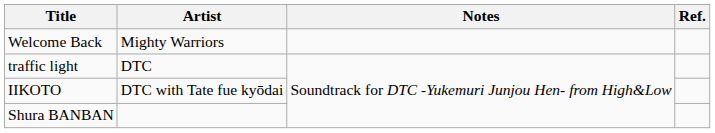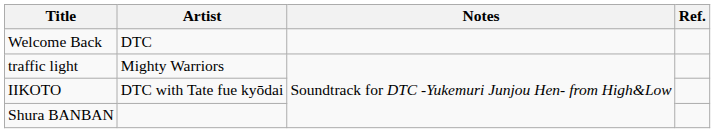(172, 41) Mighty Warriors -> (136, 41) DTC
(136, 66) DTC -> (172, 66) Mighty Warriors
